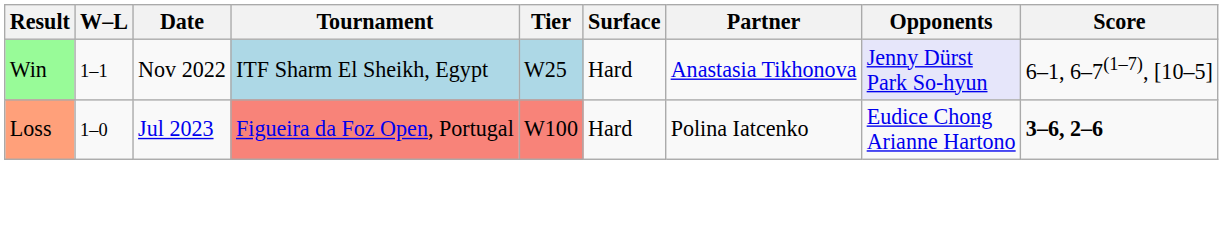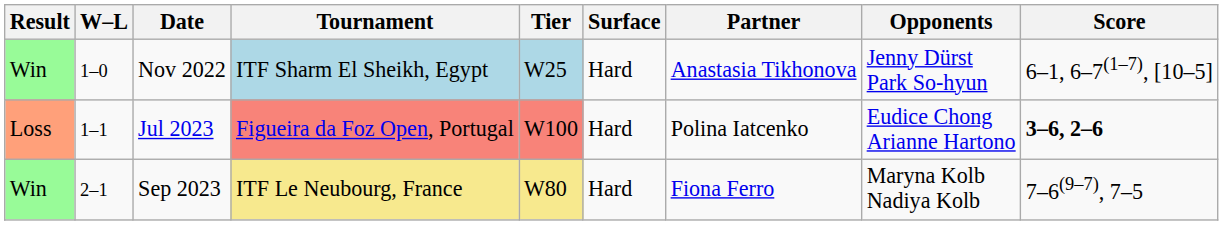(94, 70) 1–1 -> (94, 70) 1–0
(927, 69) lavender background -> (927, 69) no background
(94, 130) 1–0 -> (94, 130) 1–1
+ row: (179, 189)
